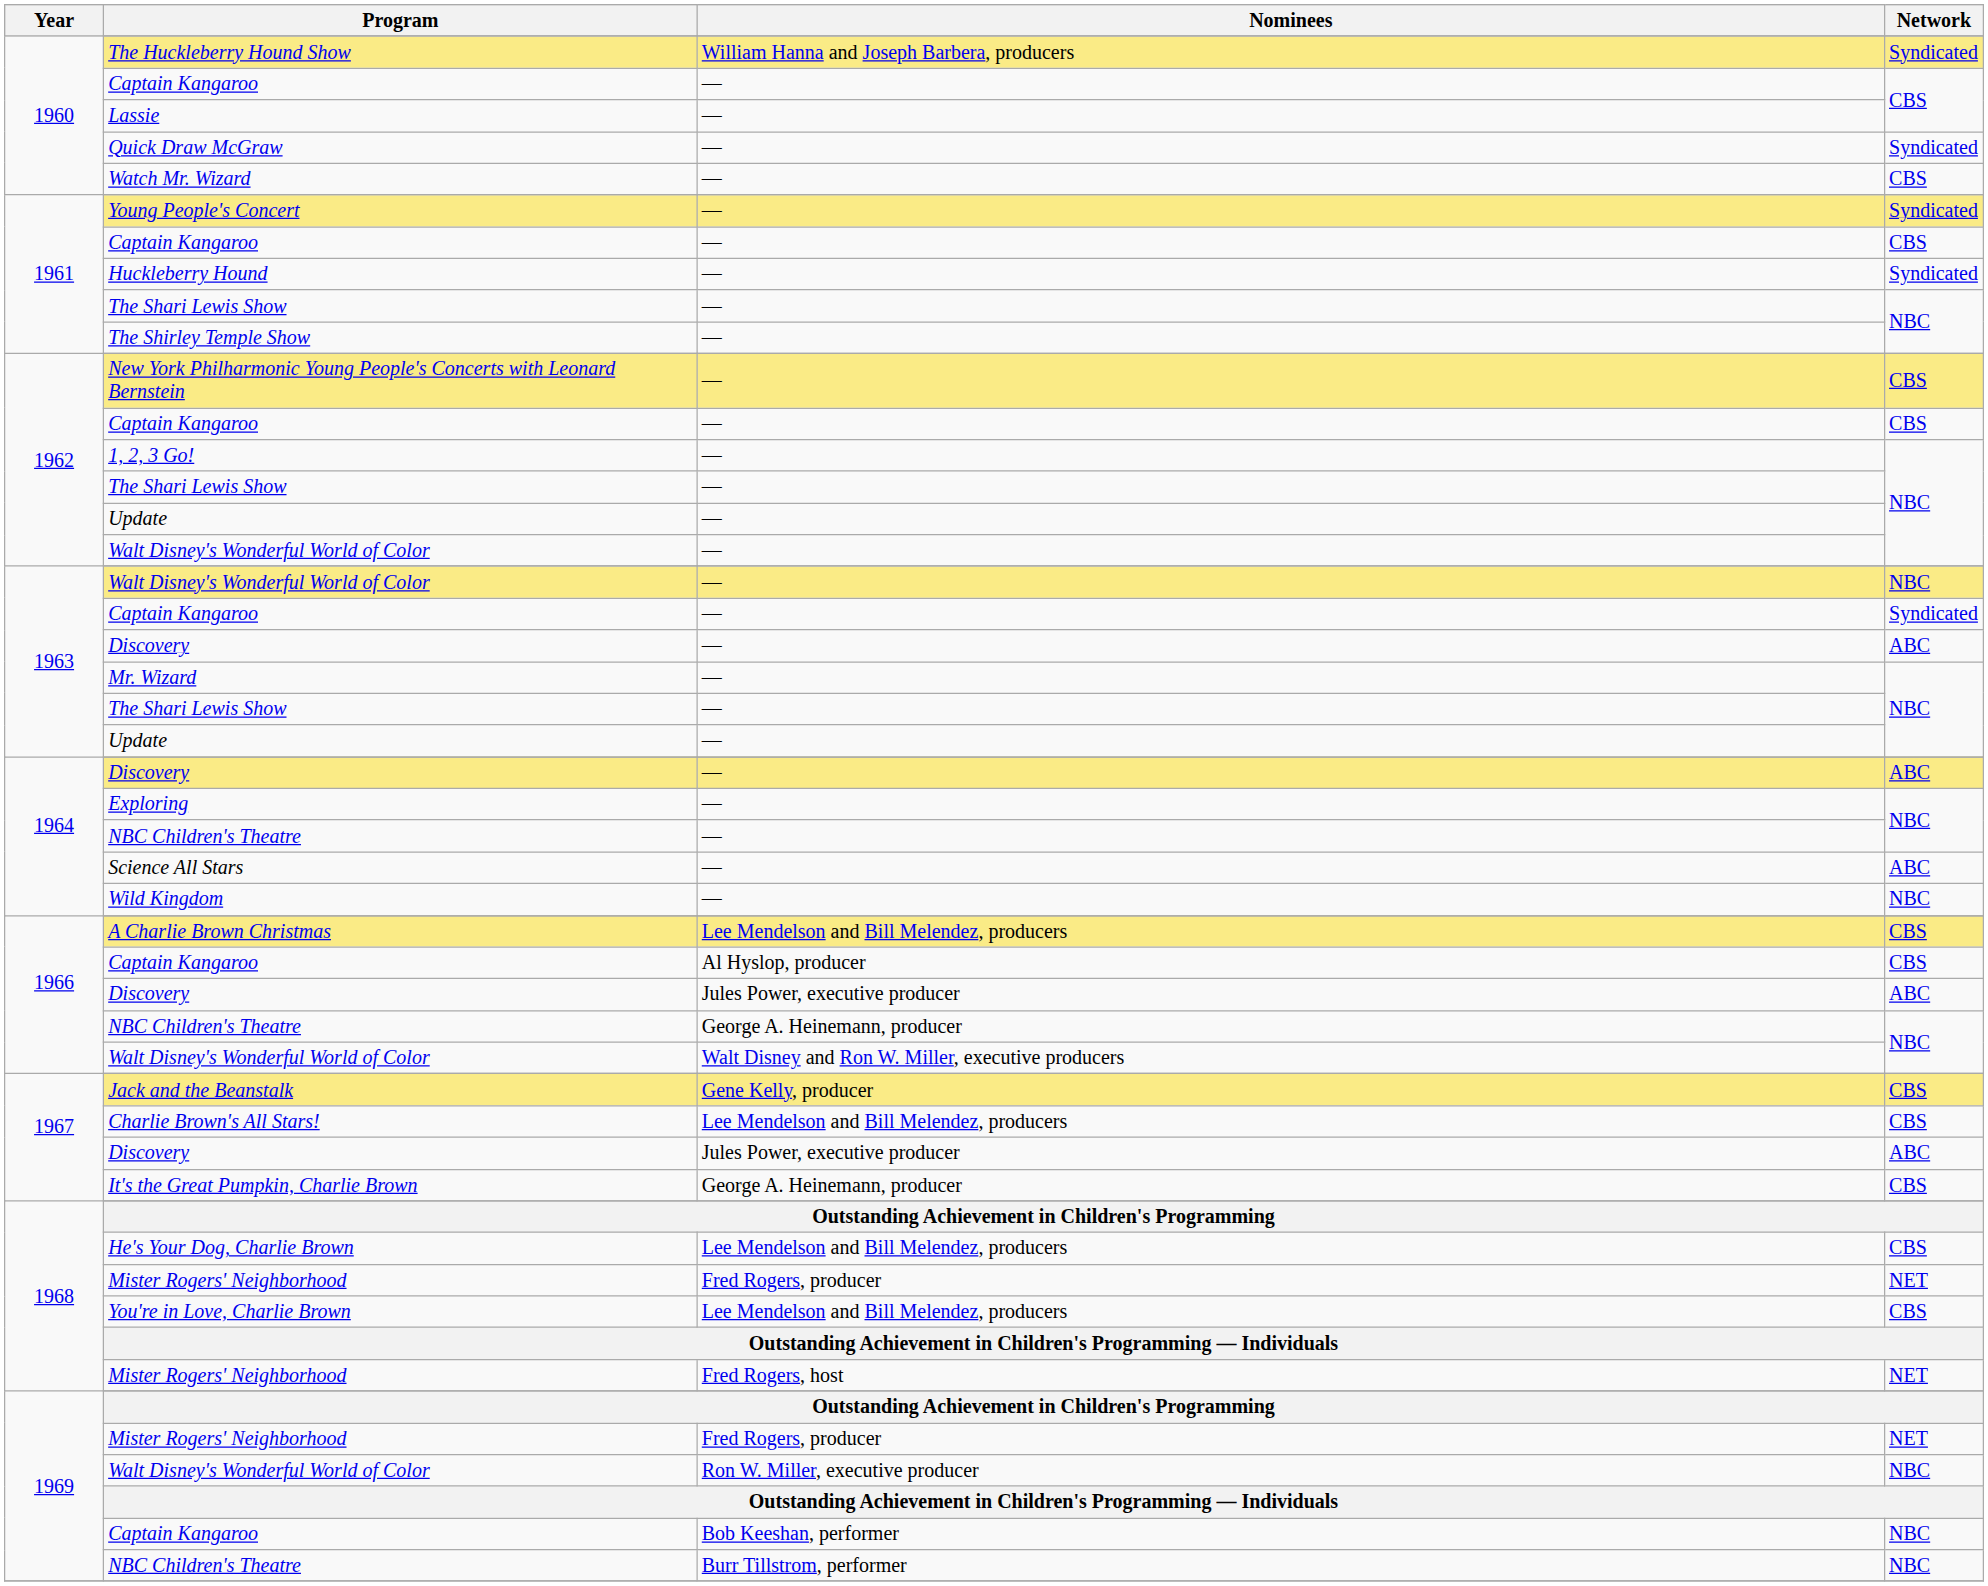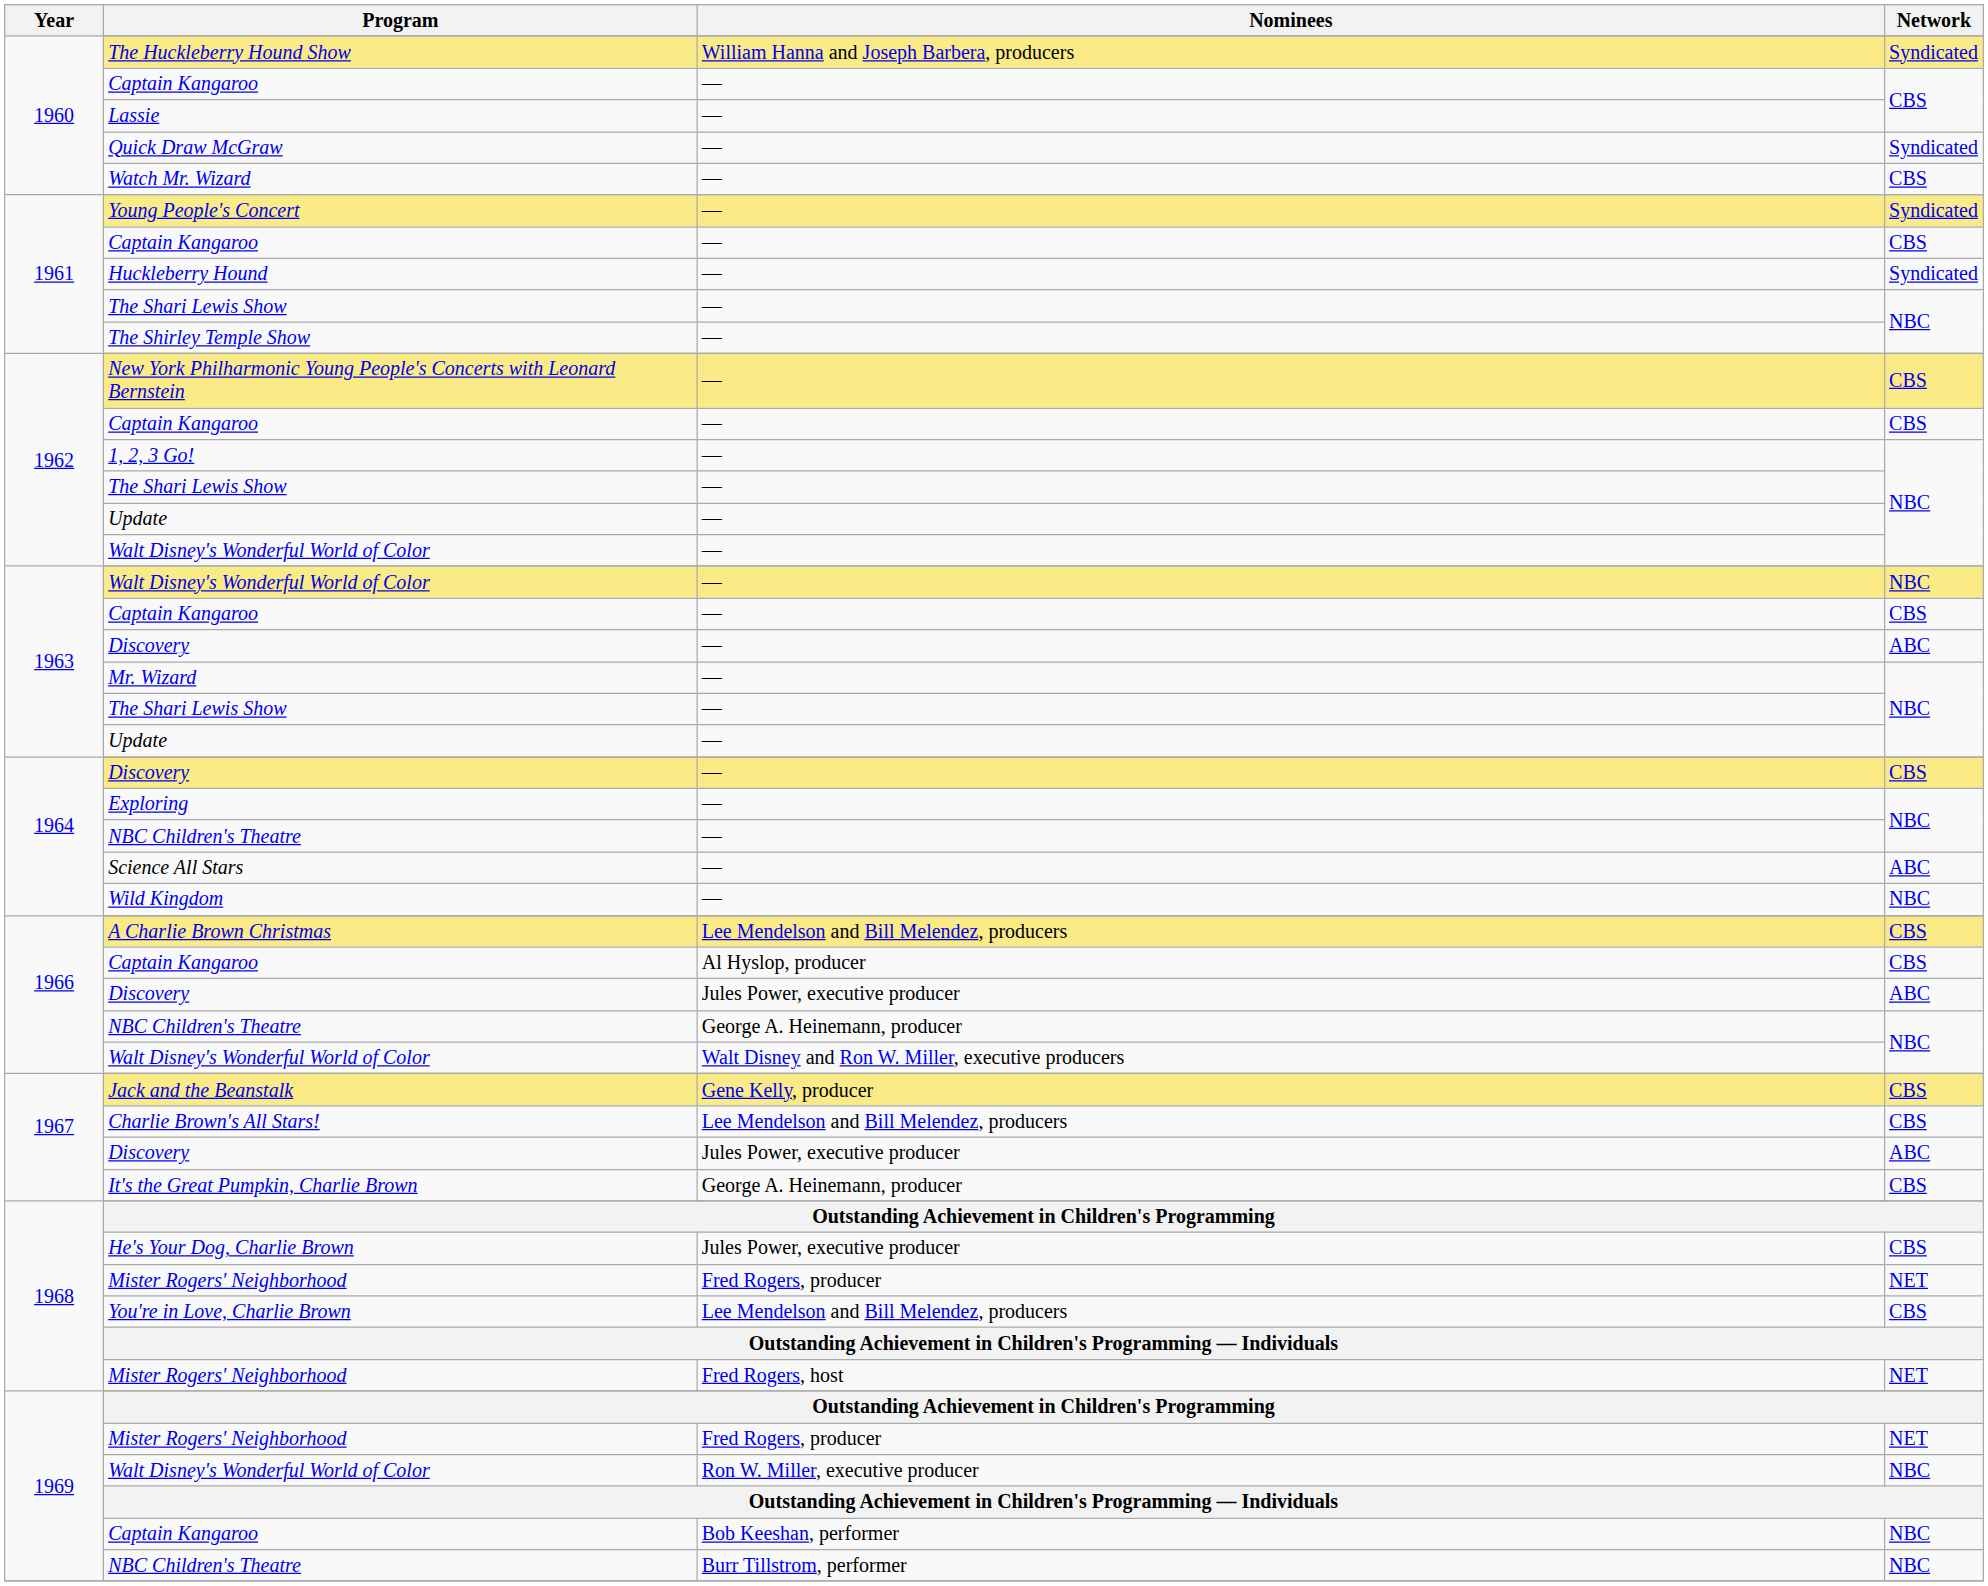(1933, 613) Syndicated -> (1908, 613) CBS
(1910, 772) ABC -> (1908, 772) CBS
(885, 1248) Lee Mendelson and Bill Melendez, producers -> (831, 1248) Jules Power, executive producer
